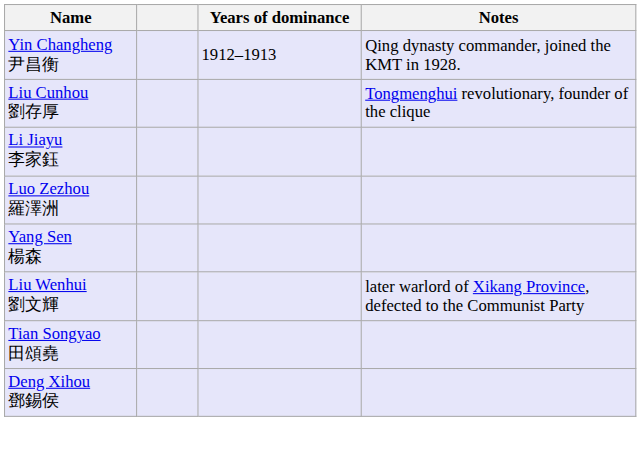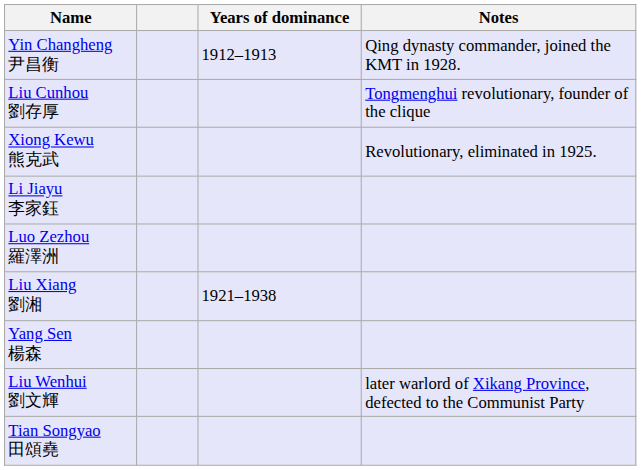+ row: (51, 150)
+ row: (42, 295)
- row: (49, 391)
